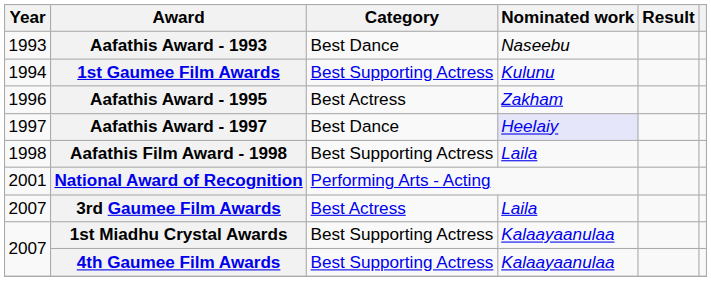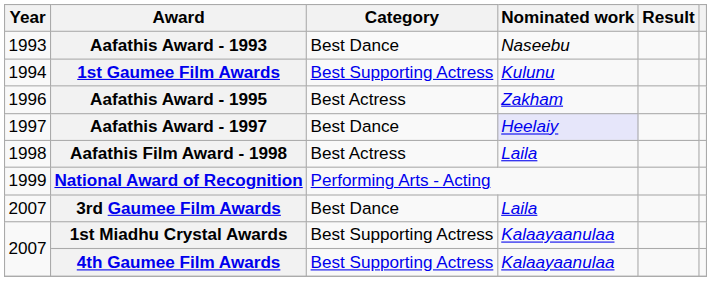(402, 153) Best Supporting Actress -> (358, 153) Best Actress
(28, 180) 2001 -> (28, 180) 1999
(358, 208) Best Actress -> (355, 208) Best Dance
